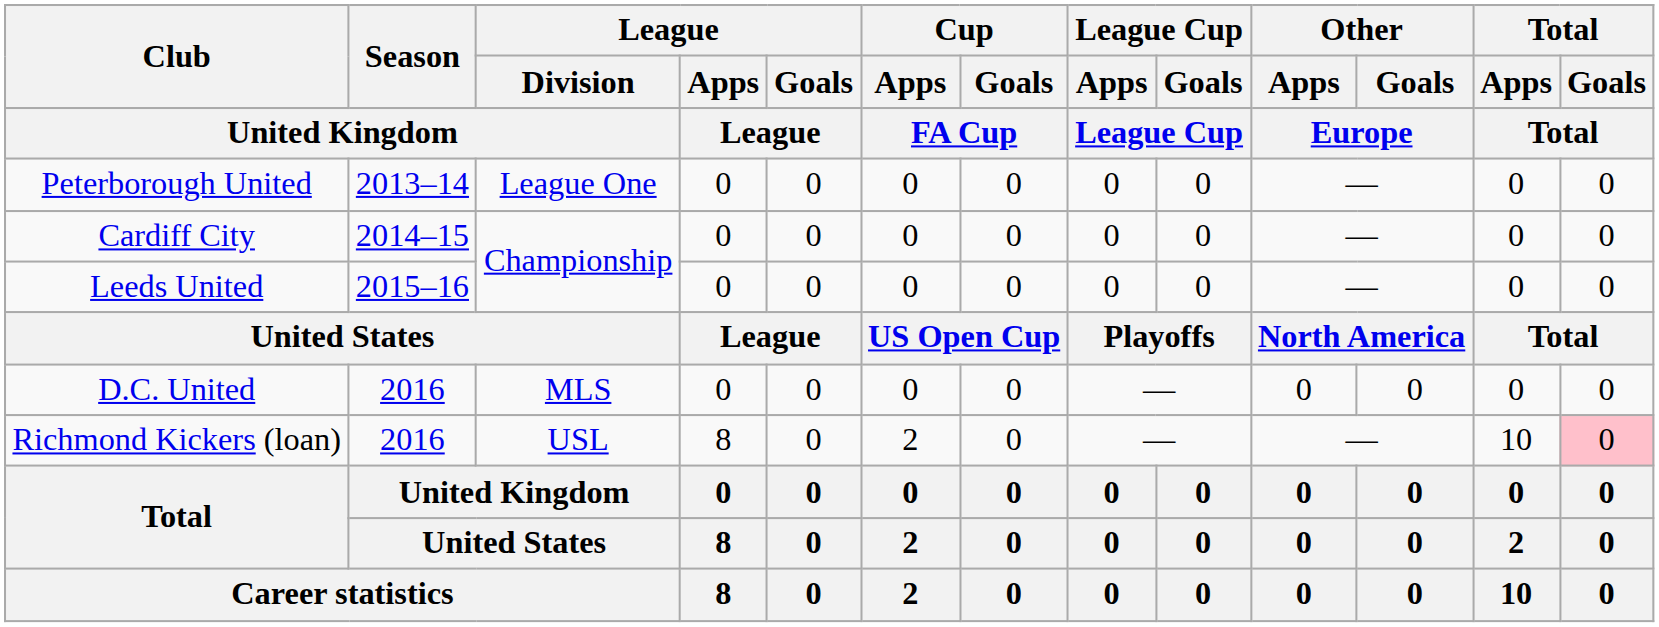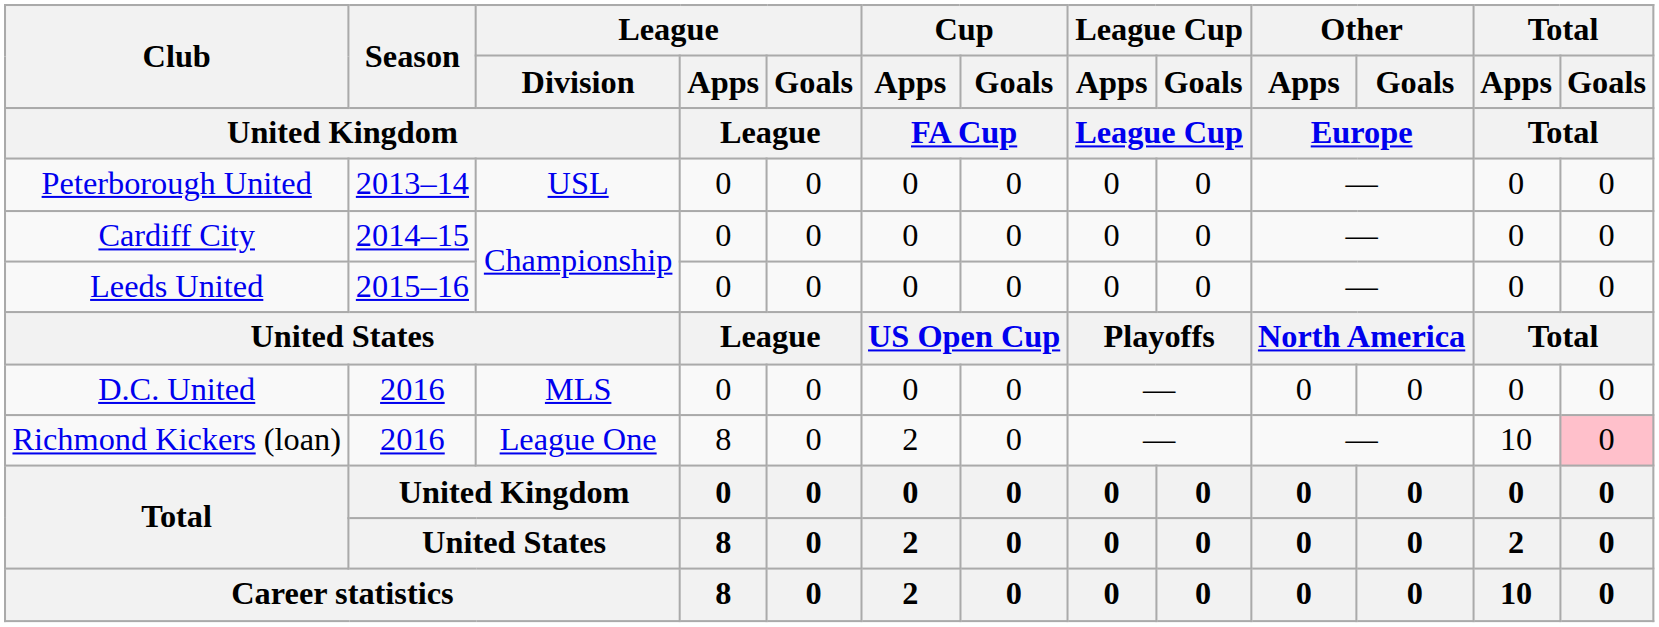(578, 183) League One -> (578, 183) USL
(578, 440) USL -> (578, 440) League One
